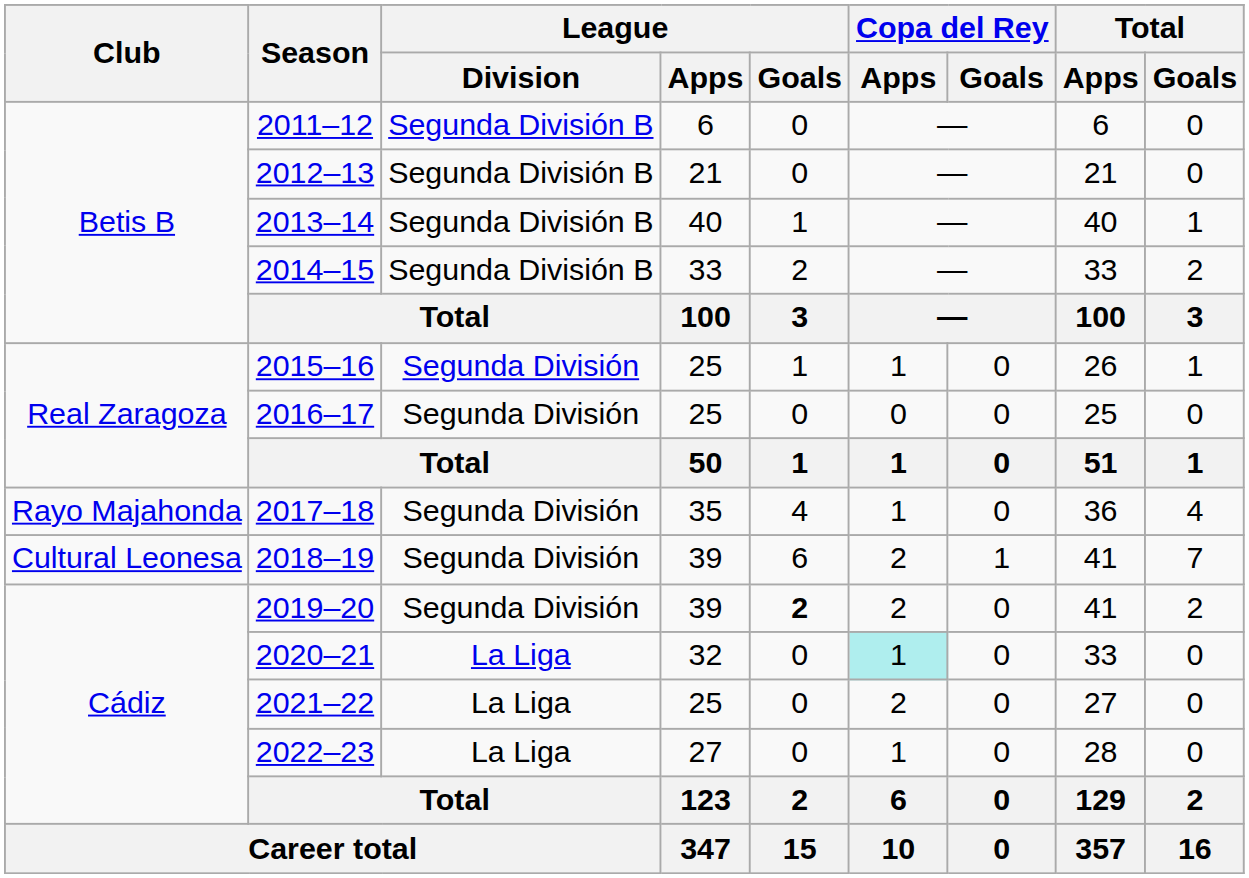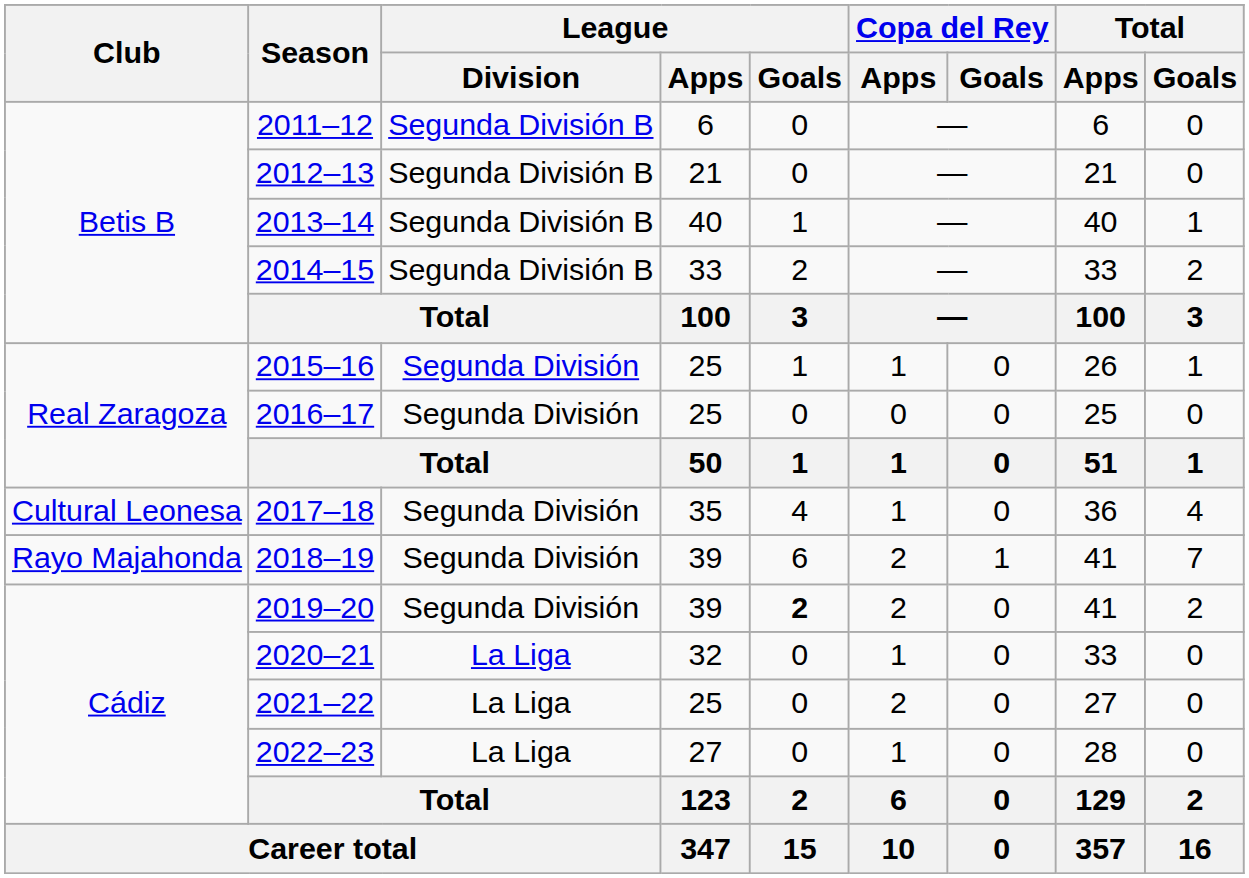(127, 510) Rayo Majahonda -> (127, 510) Cultural Leonesa
(127, 558) Cultural Leonesa -> (127, 558) Rayo Majahonda
(898, 655) paleturquoise background -> (898, 655) no background
